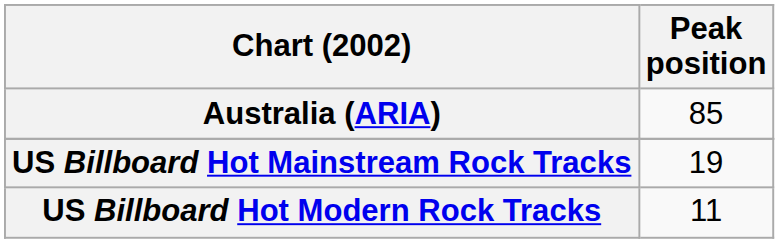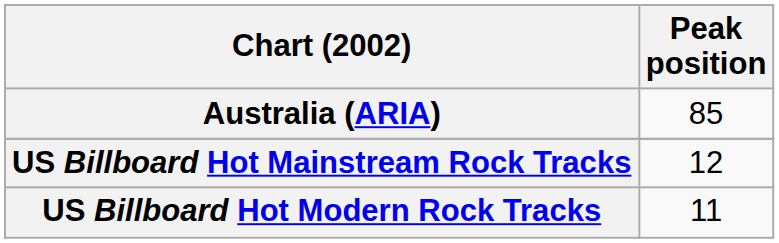(706, 162) 19 -> (706, 162) 12
